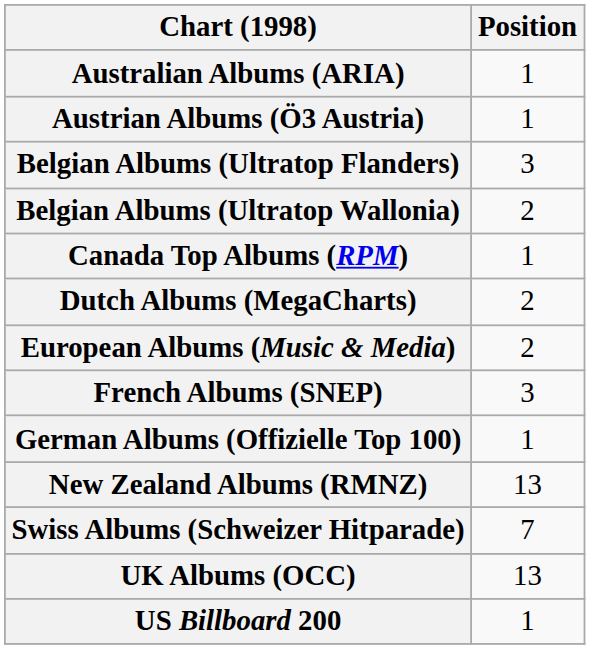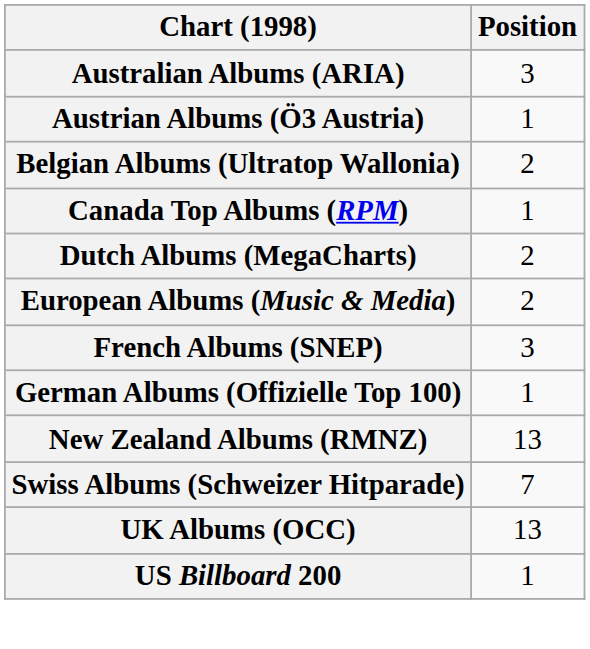(528, 73) 1 -> (528, 73) 3
- row: (238, 164)
